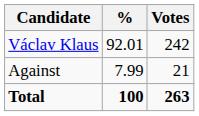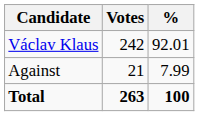columns swapped: (170, 17) <-> (125, 17)
